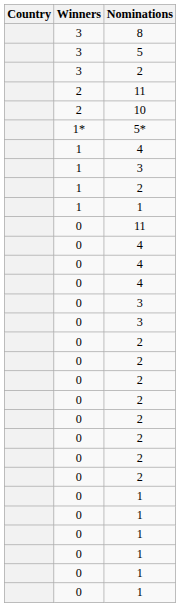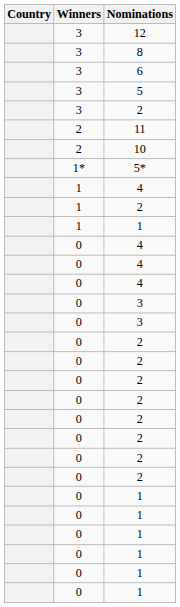+ row: (79, 33)
+ row: (79, 71)
- row: (79, 168)
- row: (79, 226)
